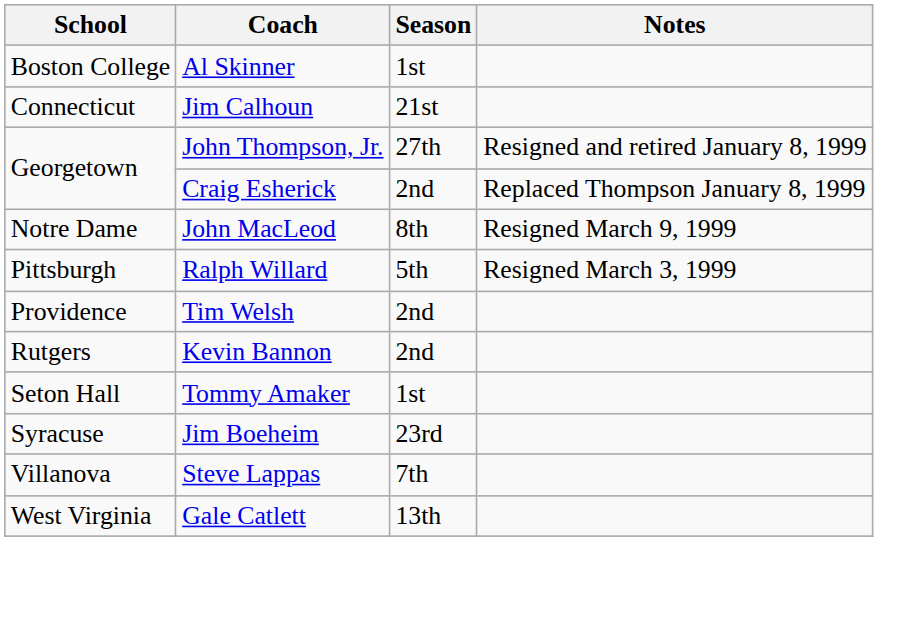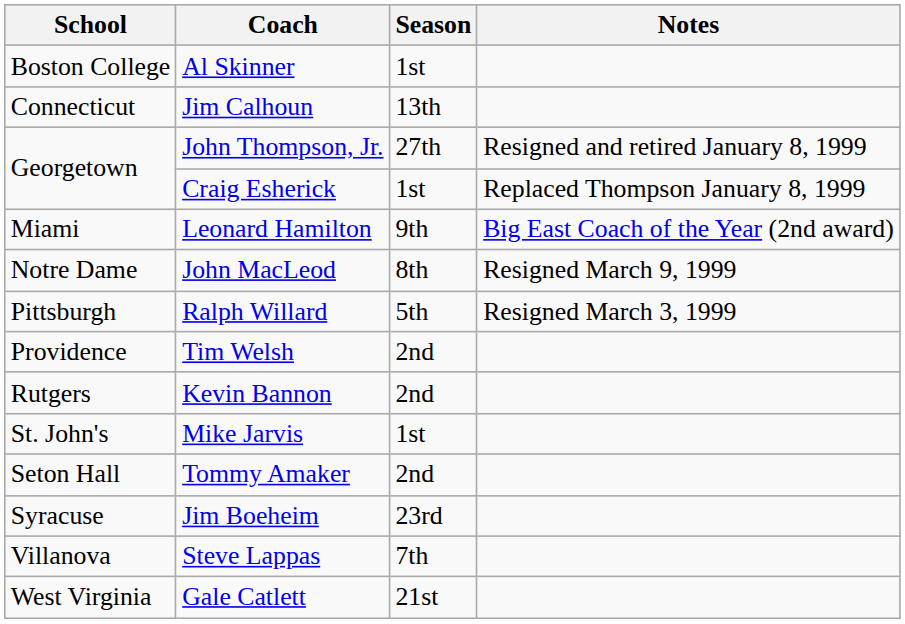(417, 106) 21st -> (418, 106) 13th
(415, 188) 2nd -> (410, 188) 1st
+ row: (277, 229)
+ row: (243, 433)
(410, 392) 1st -> (415, 474) 2nd
(418, 515) 13th -> (417, 596) 21st
